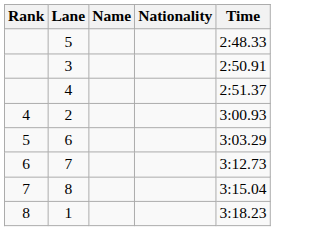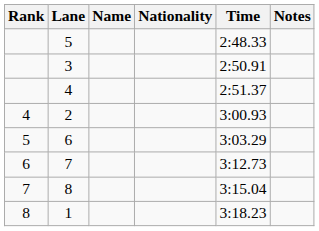+ column: (292, 16)
